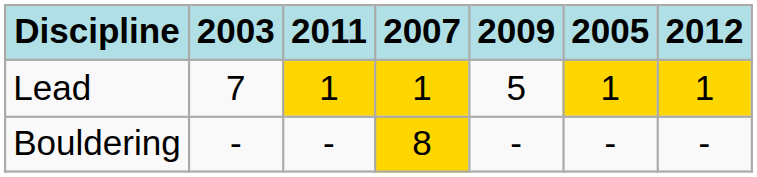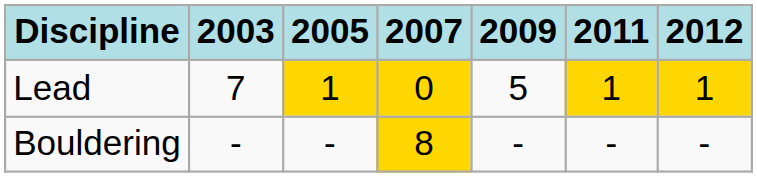columns swapped: (610, 32) <-> (329, 32)
(422, 87) 1 -> (424, 87) 0
